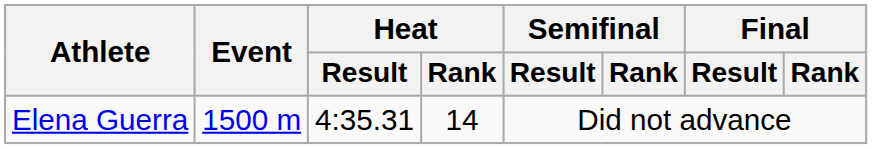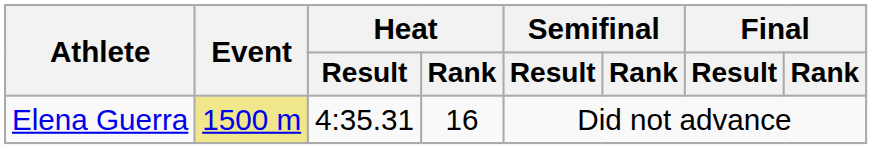(252, 120) no background -> (252, 120) khaki background
(462, 120) 14 -> (462, 120) 16
